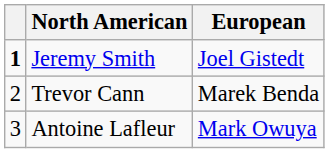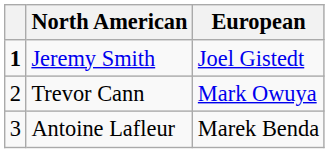(259, 93) Marek Benda -> (257, 93) Mark Owuya
(257, 128) Mark Owuya -> (259, 128) Marek Benda
